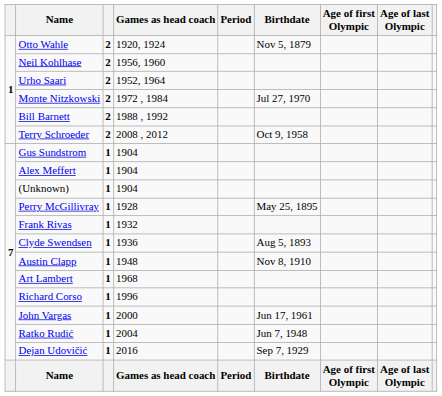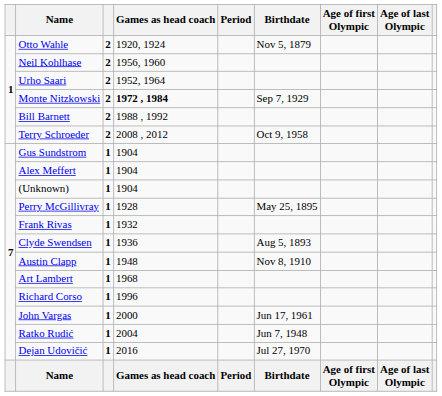(142, 99) normal -> (142, 99) bold
(283, 99) Jul 27, 1970 -> (283, 99) Sep 7, 1929
(283, 351) Sep 7, 1929 -> (283, 351) Jul 27, 1970
